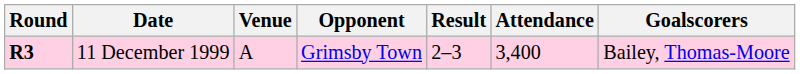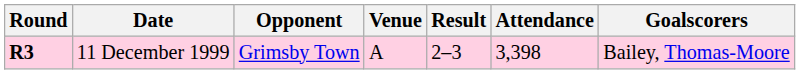columns swapped: (362, 20) <-> (265, 20)
(518, 52) 3,400 -> (518, 52) 3,398
